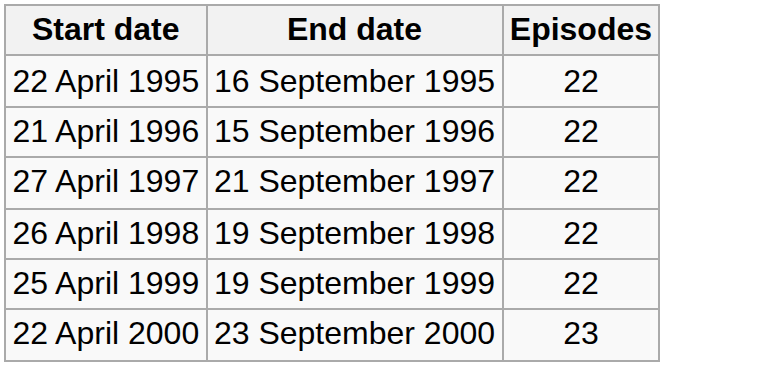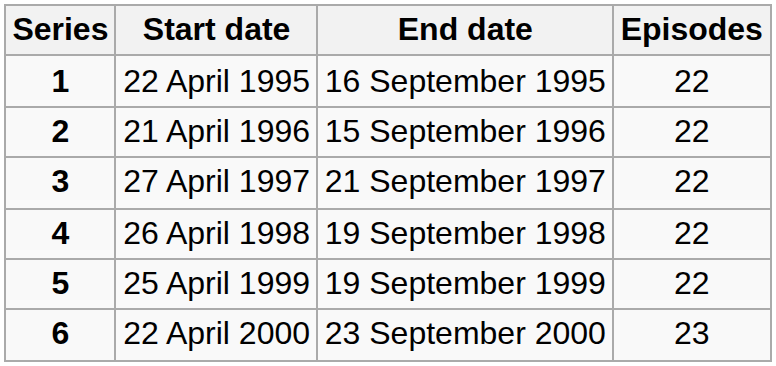+ column: (60, 29)
